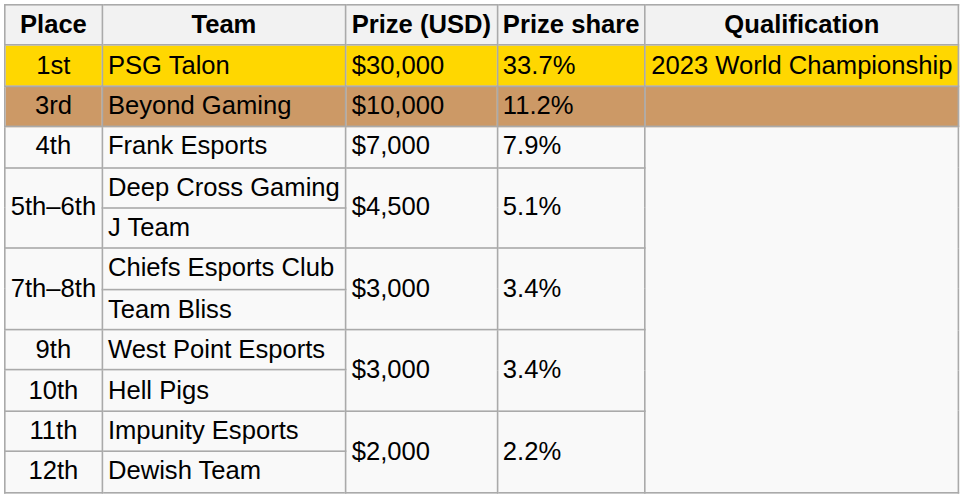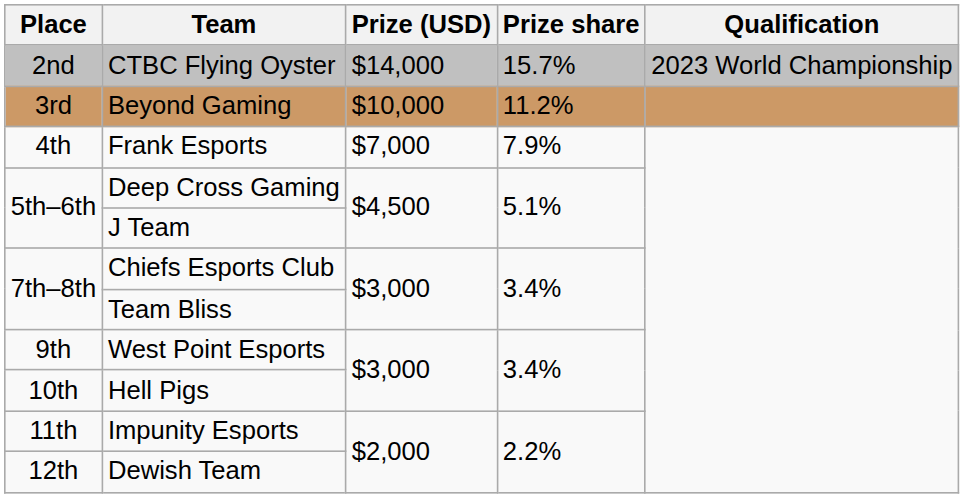- row: (169, 65)
+ row: (222, 65)
